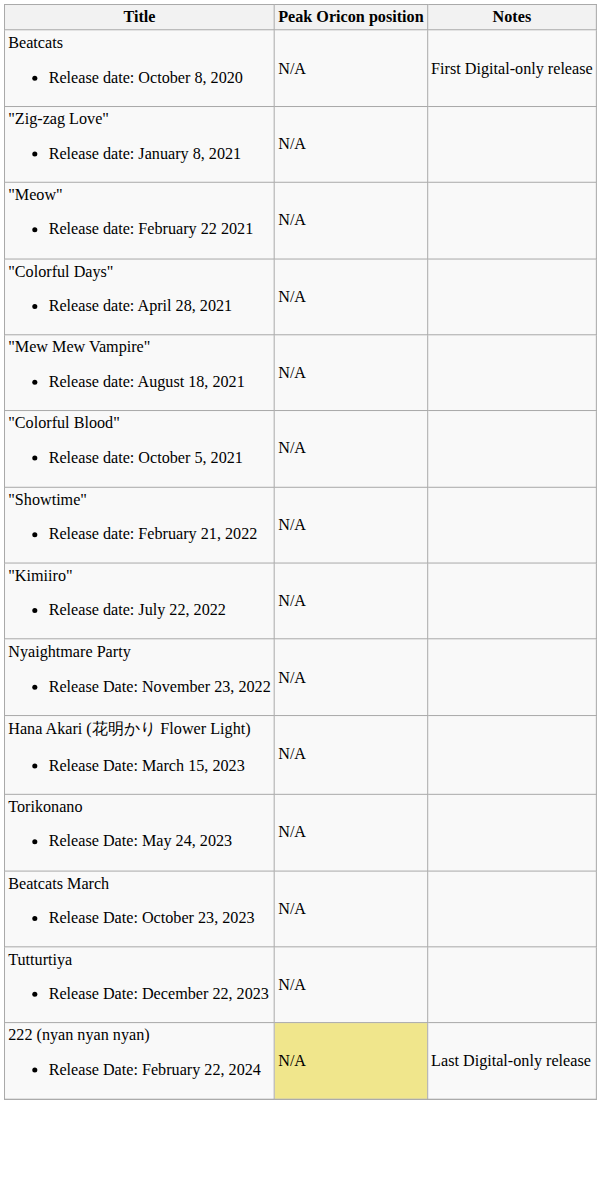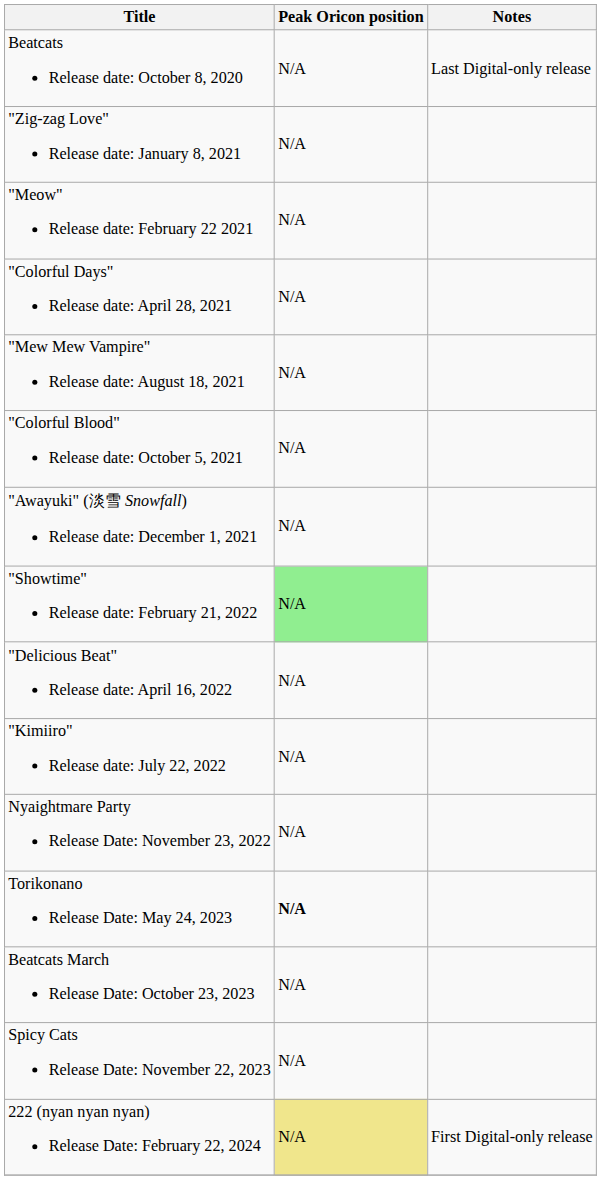(512, 68) First Digital-only release -> (511, 68) Last Digital-only release
+ row: (139, 519)
(292, 524) no background -> (292, 604) lightgreen background
+ row: (139, 672)
- row: (139, 747)
(292, 832) normal -> (292, 908) bold
+ row: (139, 1053)
- row: (139, 977)
(511, 1060) Last Digital-only release -> (512, 1137) First Digital-only release
